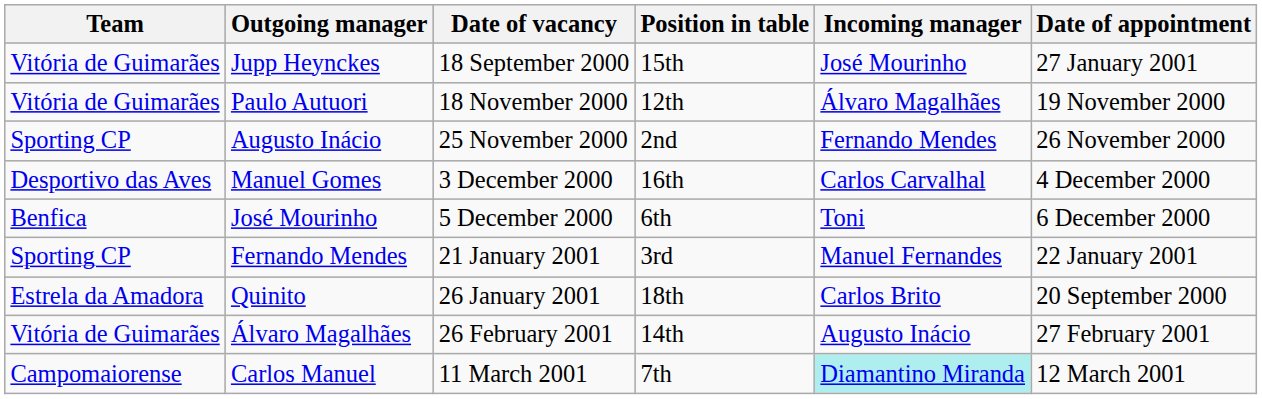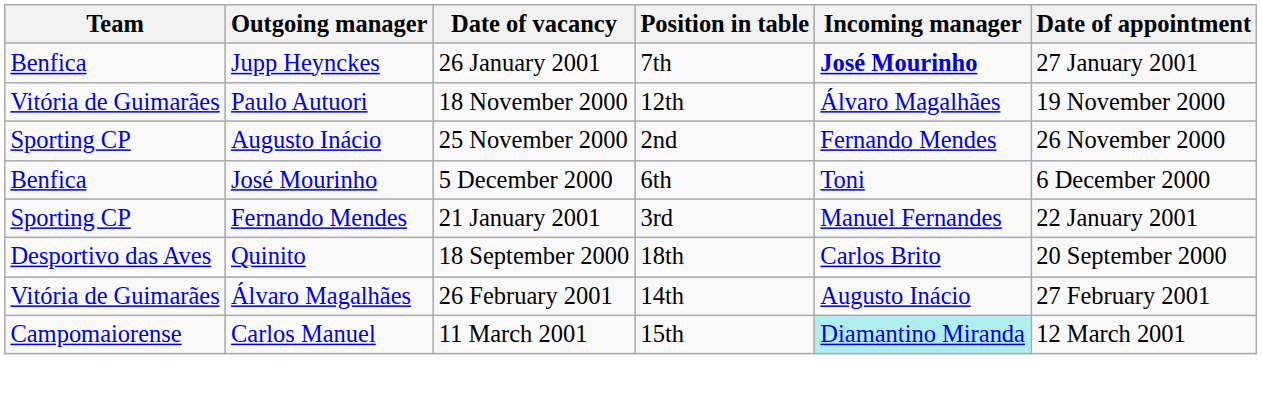(115, 62) Vitória de Guimarães -> (48, 62) Benfica
(534, 62) 18 September 2000 -> (520, 62) 26 January 2001
(662, 62) 15th -> (656, 62) 7th
(893, 62) normal -> (899, 62) bold
- row: (306, 179)
(107, 295) Estrela da Amadora -> (111, 256) Desportivo das Aves
(520, 295) 26 January 2001 -> (534, 256) 18 September 2000
(656, 373) 7th -> (662, 334) 15th
